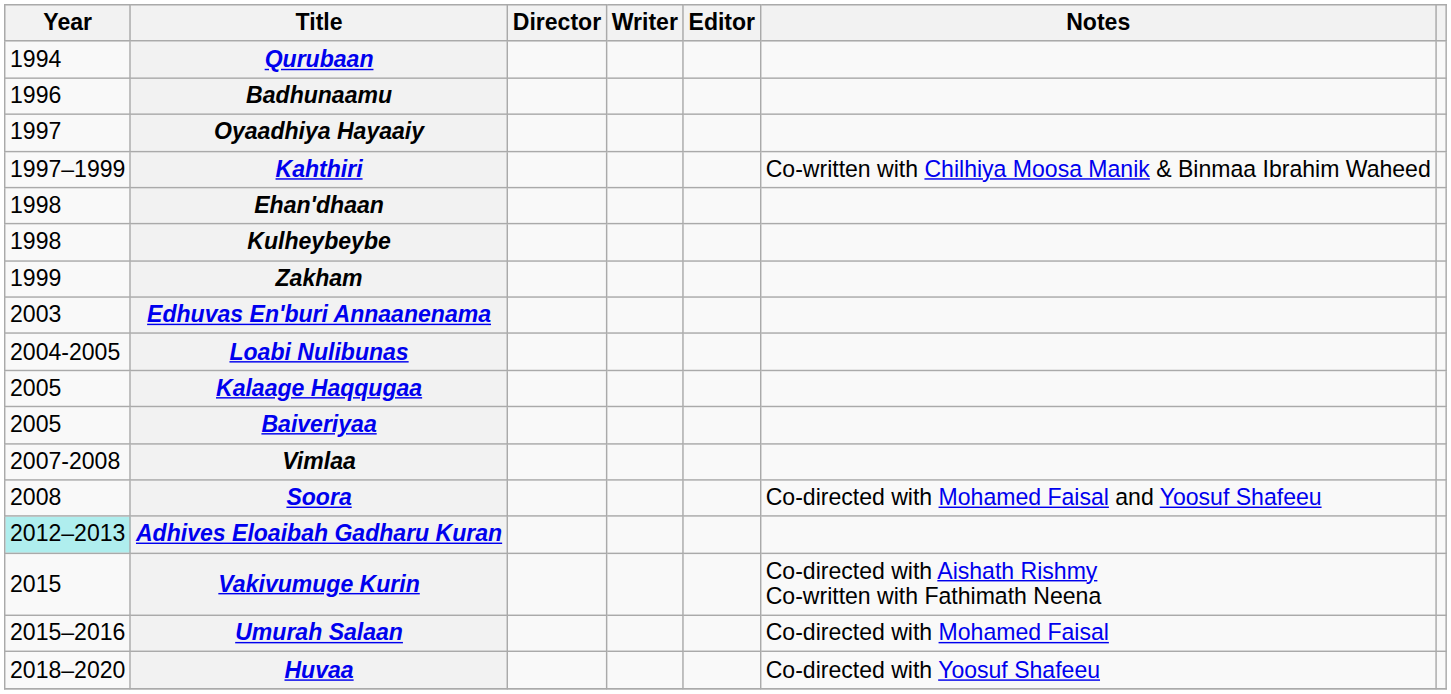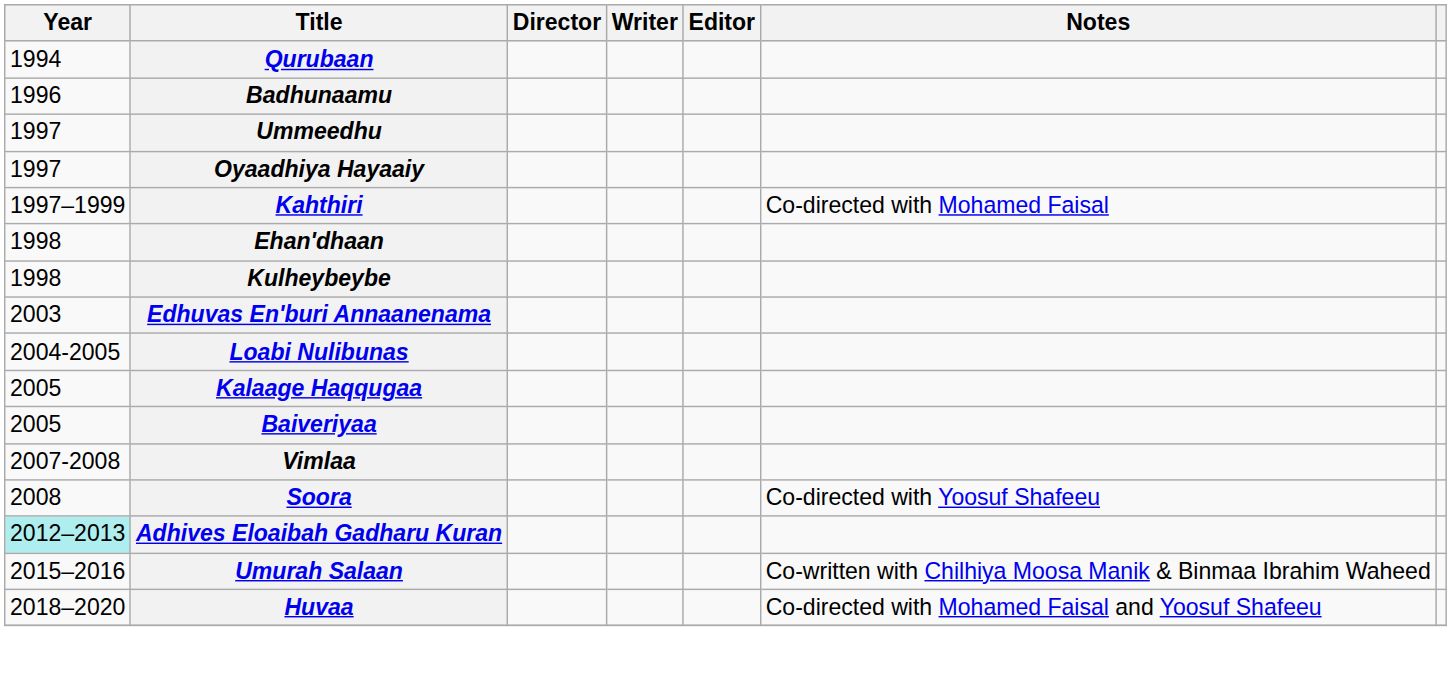+ row: (319, 132)
(1098, 168) Co-written with Chilhiya Moosa Manik & Binmaa Ibrahim Waheed -> (937, 205) Co-directed with Mohamed Faisal
- row: (319, 278)
(1044, 497) Co-directed with Mohamed Faisal and Yoosuf Shafeeu -> (933, 497) Co-directed with Yoosuf Shafeeu
- row: (319, 583)
(937, 633) Co-directed with Mohamed Faisal -> (1098, 570) Co-written with Chilhiya Moosa Manik & Binmaa Ibrahim Waheed
(933, 669) Co-directed with Yoosuf Shafeeu -> (1044, 607) Co-directed with Mohamed Faisal and Yoosuf Shafeeu
